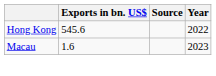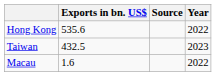(73, 29) 545.6 -> (73, 29) 535.6
+ row: (22, 46)
(198, 46) 2023 -> (198, 63) 2022
